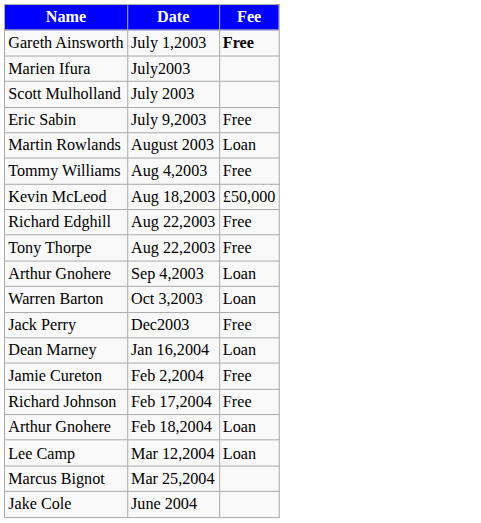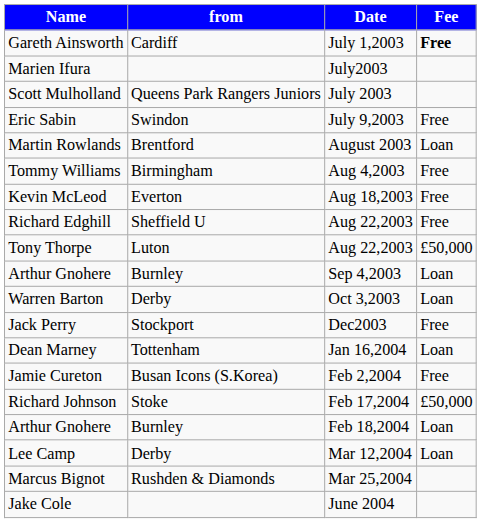+ column: (226, 17)
(249, 196) £50,000 -> (435, 196) Free
(237, 247) Free -> (446, 247) £50,000
(237, 401) Free -> (446, 401) £50,000
